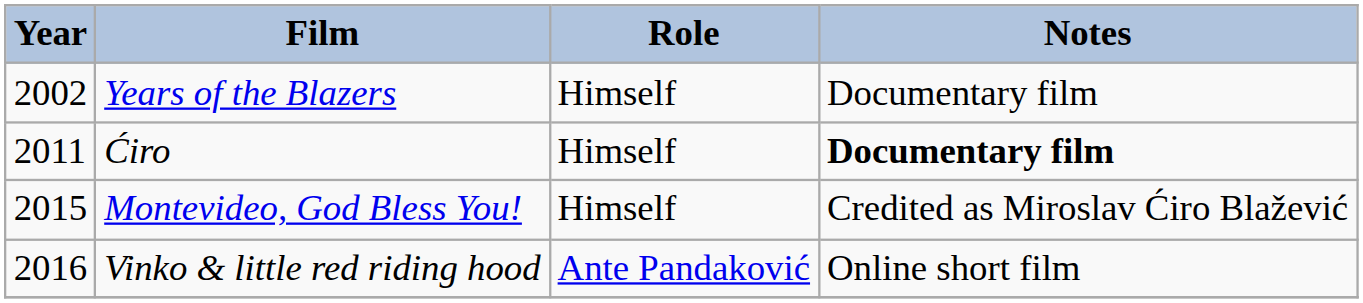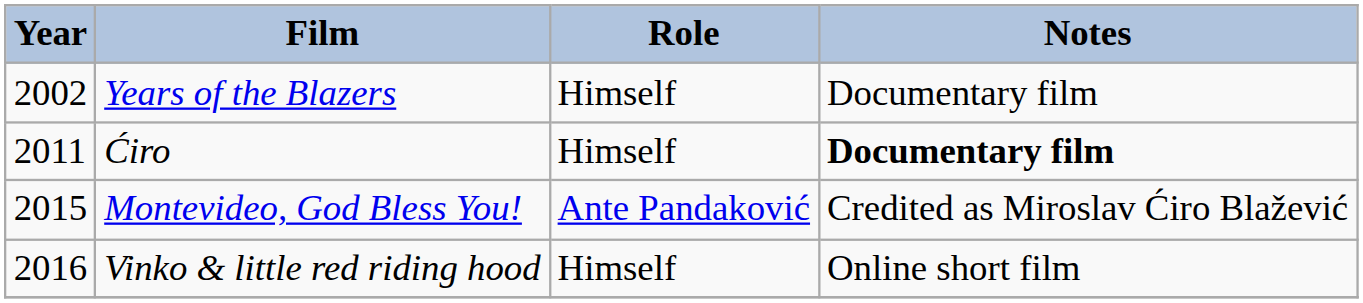(617, 208) Himself -> (684, 208) Ante Pandaković
(684, 267) Ante Pandaković -> (617, 267) Himself
